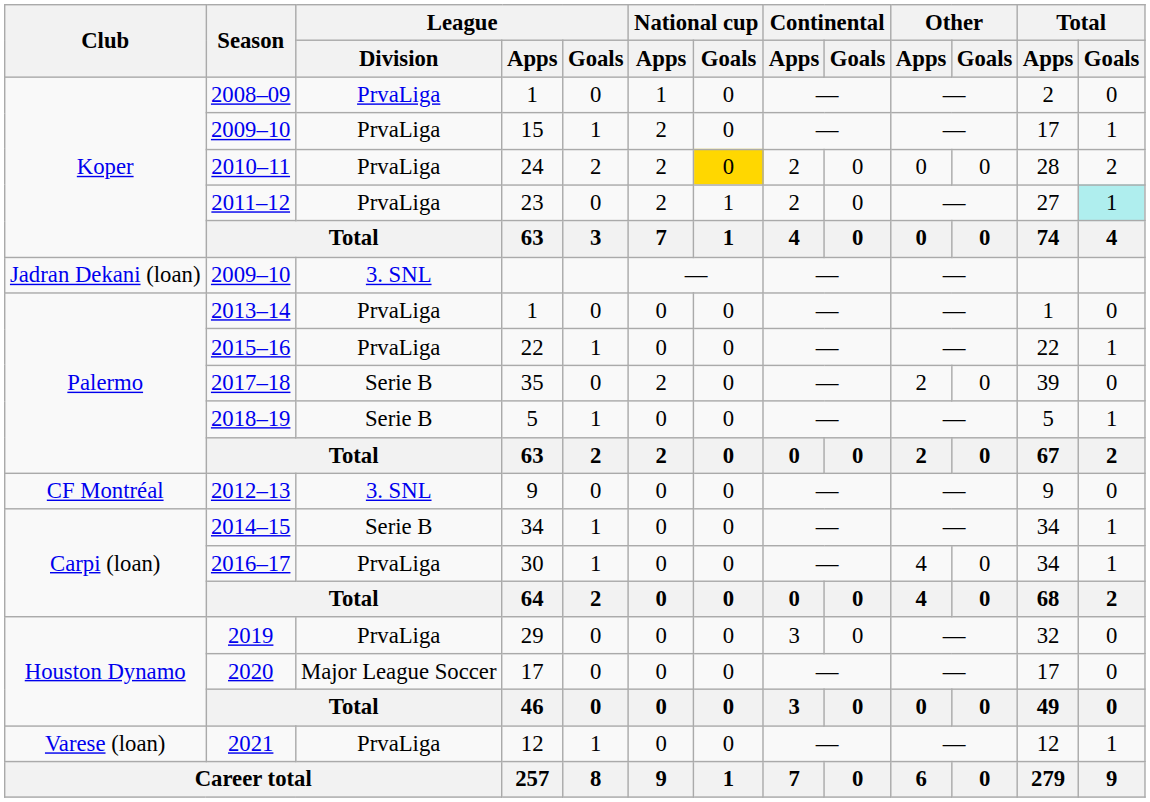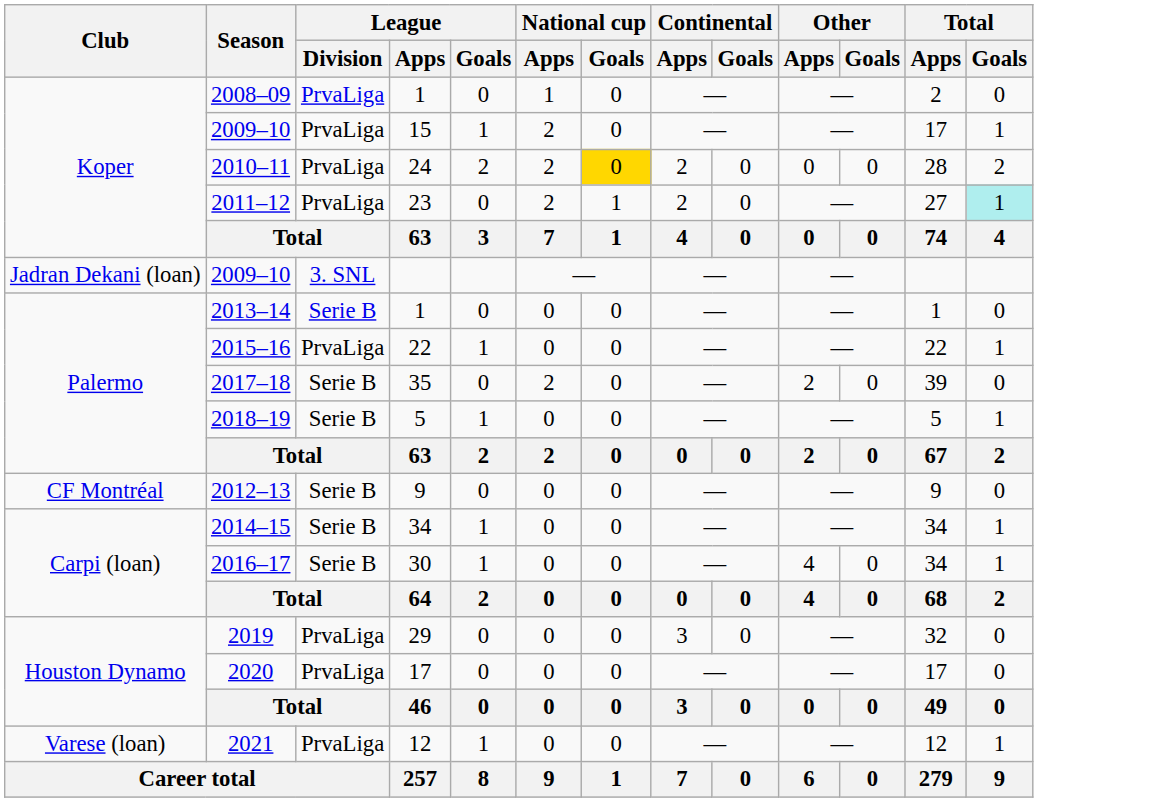(399, 310) PrvaLiga -> (343, 310) Serie B
(399, 490) 3. SNL -> (343, 490) Serie B
(399, 563) PrvaLiga -> (343, 563) Serie B
(399, 671) Major League Soccer -> (343, 671) PrvaLiga
